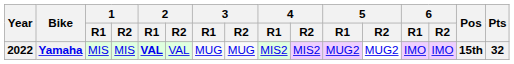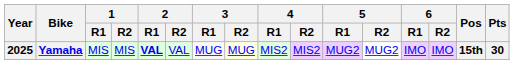(20, 51) 2022 -> (20, 51) 2025
(241, 51) no background -> (241, 51) lightyellow background
(497, 51) 32 -> (497, 51) 30
